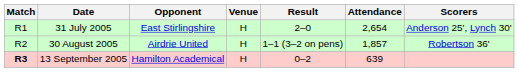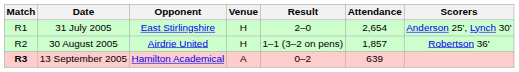(243, 59) H -> (243, 59) A
